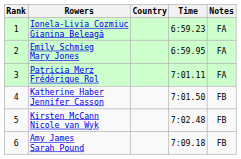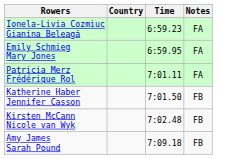- column: (16, 11)
